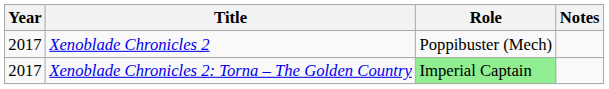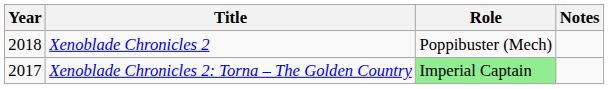(25, 44) 2017 -> (25, 44) 2018
